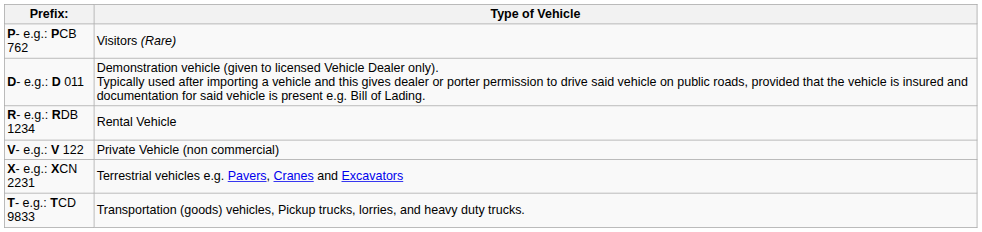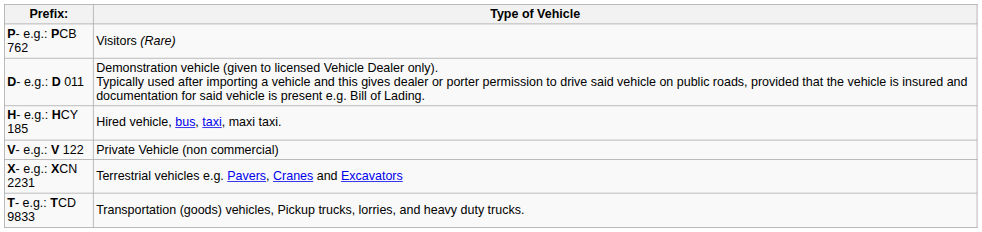- row: (43, 122)
+ row: (43, 122)
